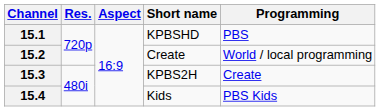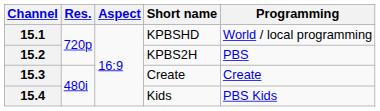(236, 34) PBS -> (298, 34) World / local programming
(166, 55) Create -> (172, 55) KPBS2H
(298, 55) World / local programming -> (236, 55) PBS
(172, 75) KPBS2H -> (166, 75) Create
